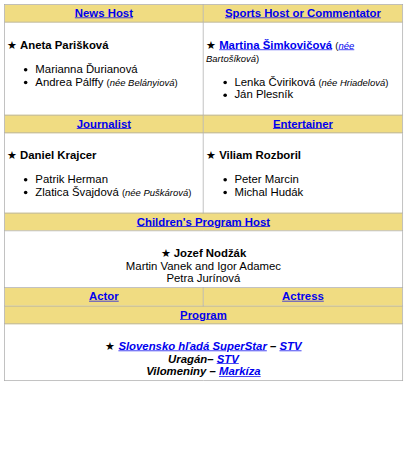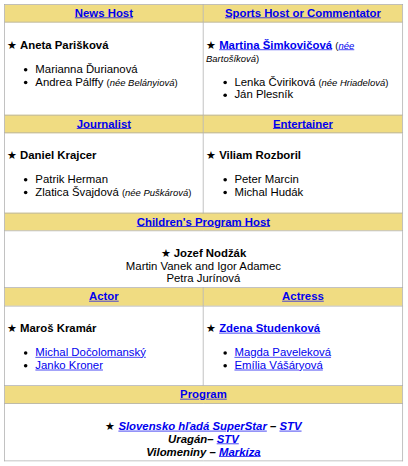+ row: (104, 347)
